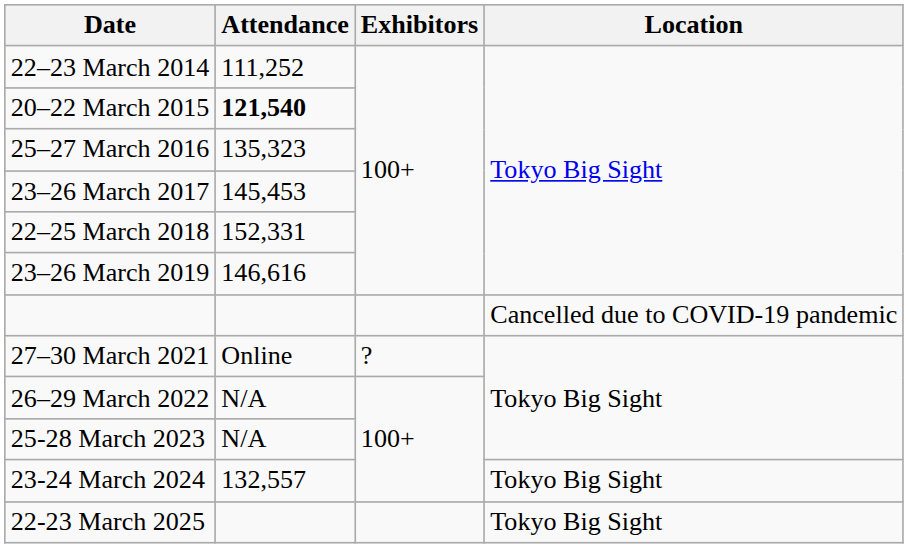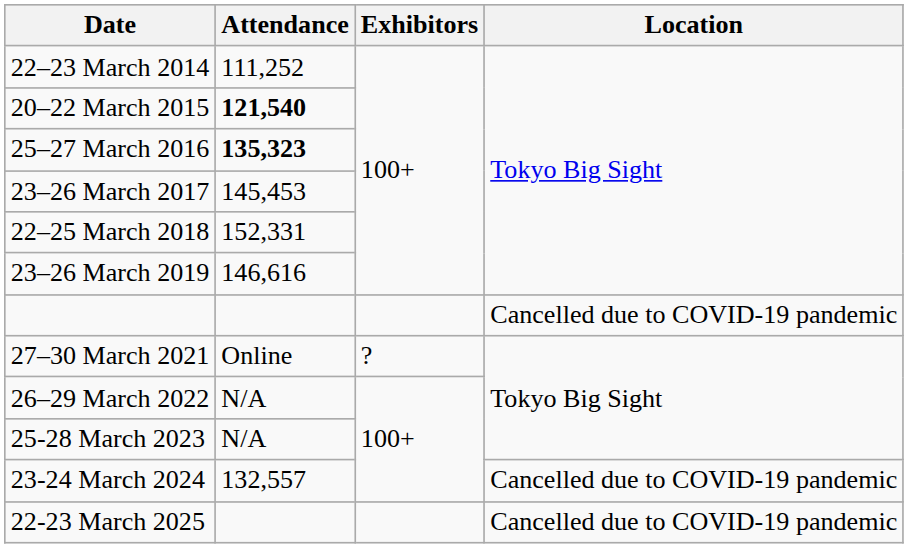(264, 149) normal -> (264, 149) bold
(576, 480) Tokyo Big Sight -> (694, 480) Cancelled due to COVID-19 pandemic
(576, 521) Tokyo Big Sight -> (694, 521) Cancelled due to COVID-19 pandemic
